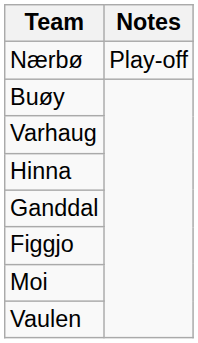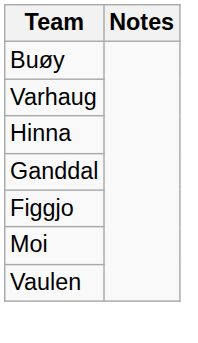- row: (46, 60)
